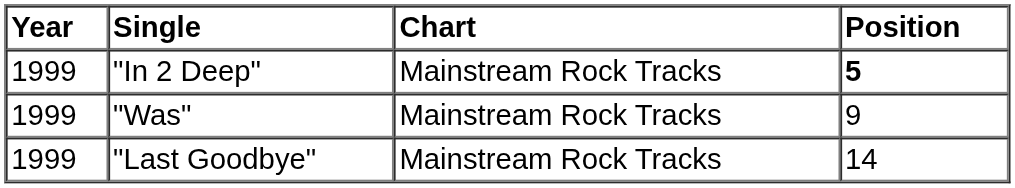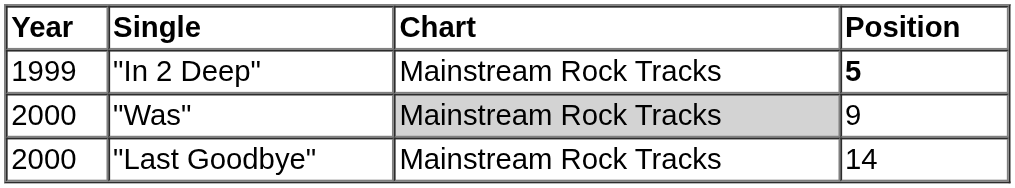(44, 115) 1999 -> (44, 115) 2000
(561, 115) no background -> (561, 115) lightgrey background
(44, 159) 1999 -> (44, 159) 2000
